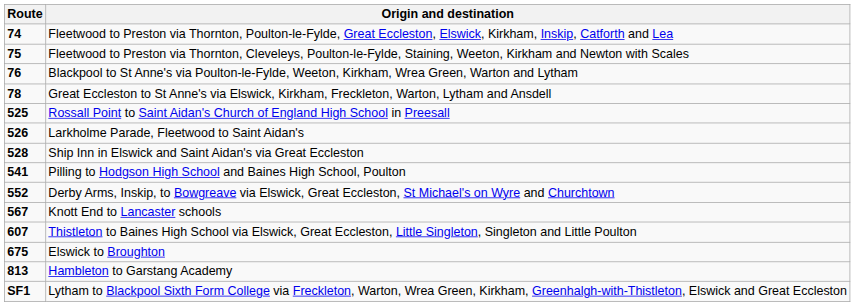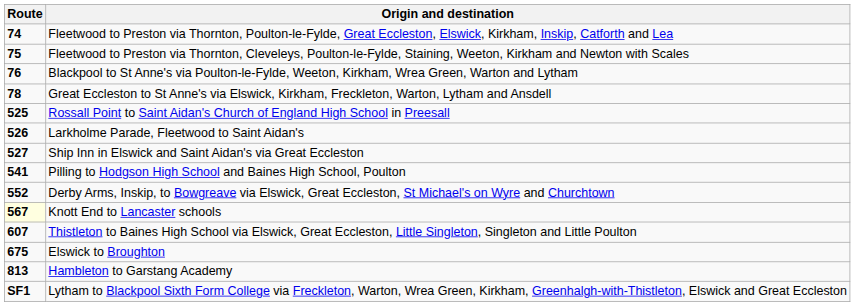(18, 152) 528 -> (18, 152) 527
(18, 212) no background -> (18, 212) lightyellow background
